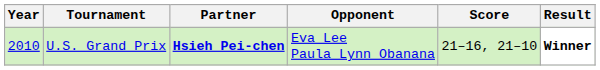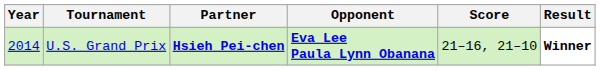(24, 46) 2010 -> (24, 46) 2014
(363, 46) normal -> (363, 46) bold
